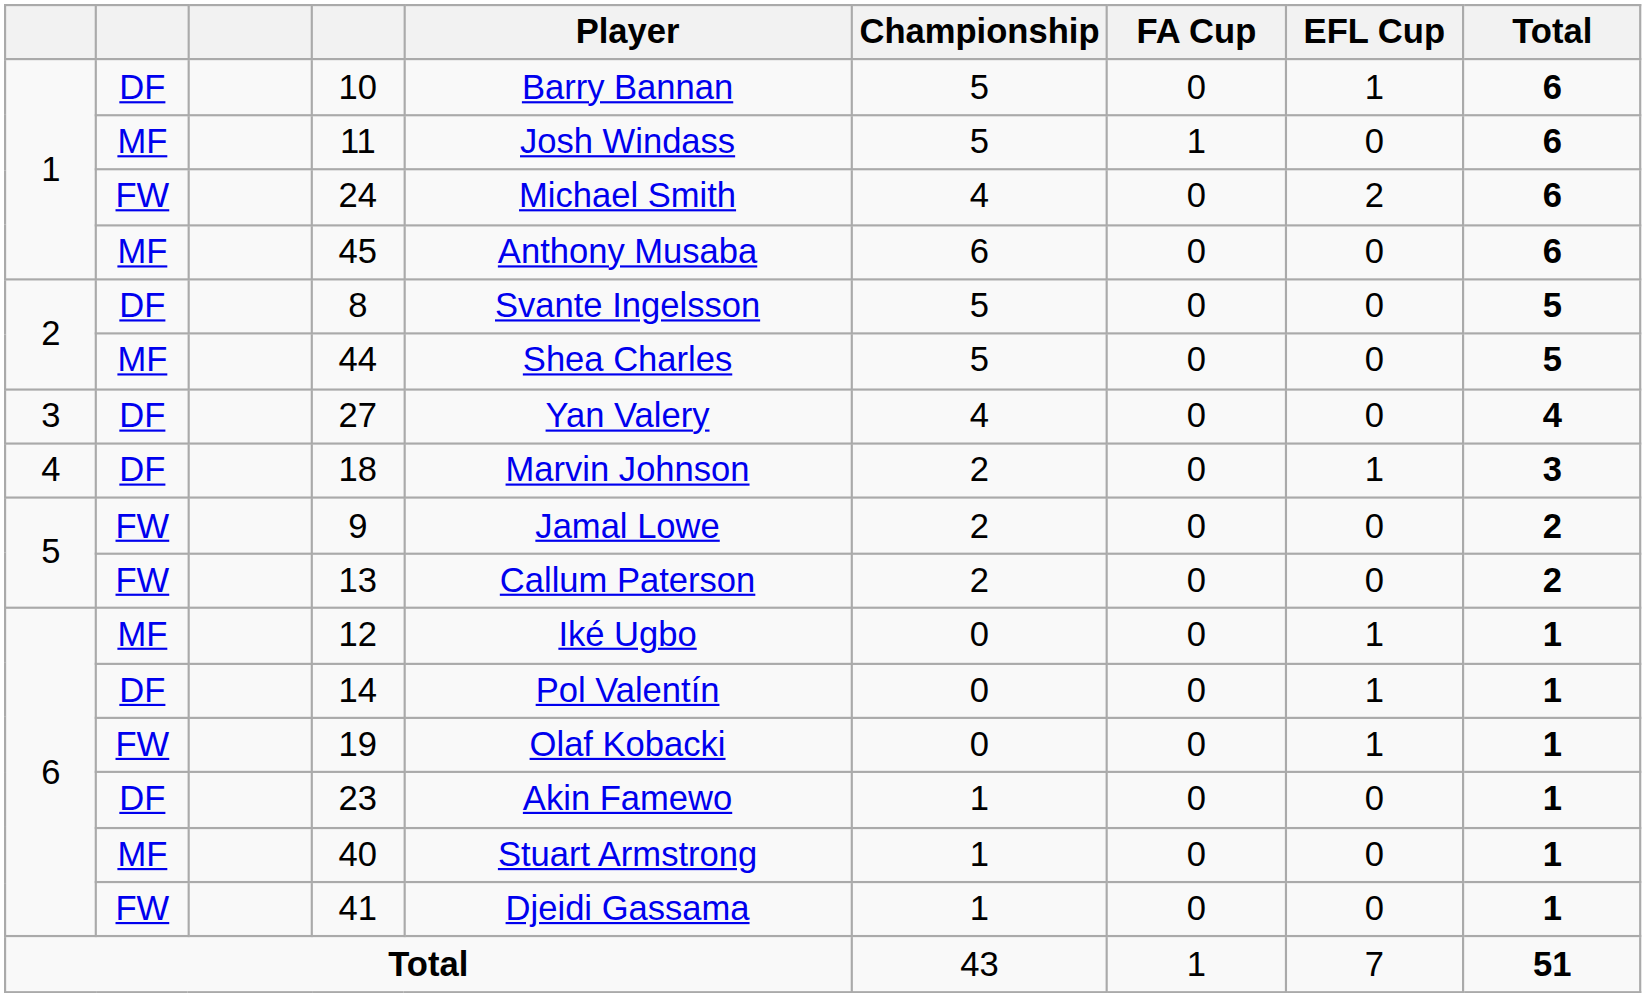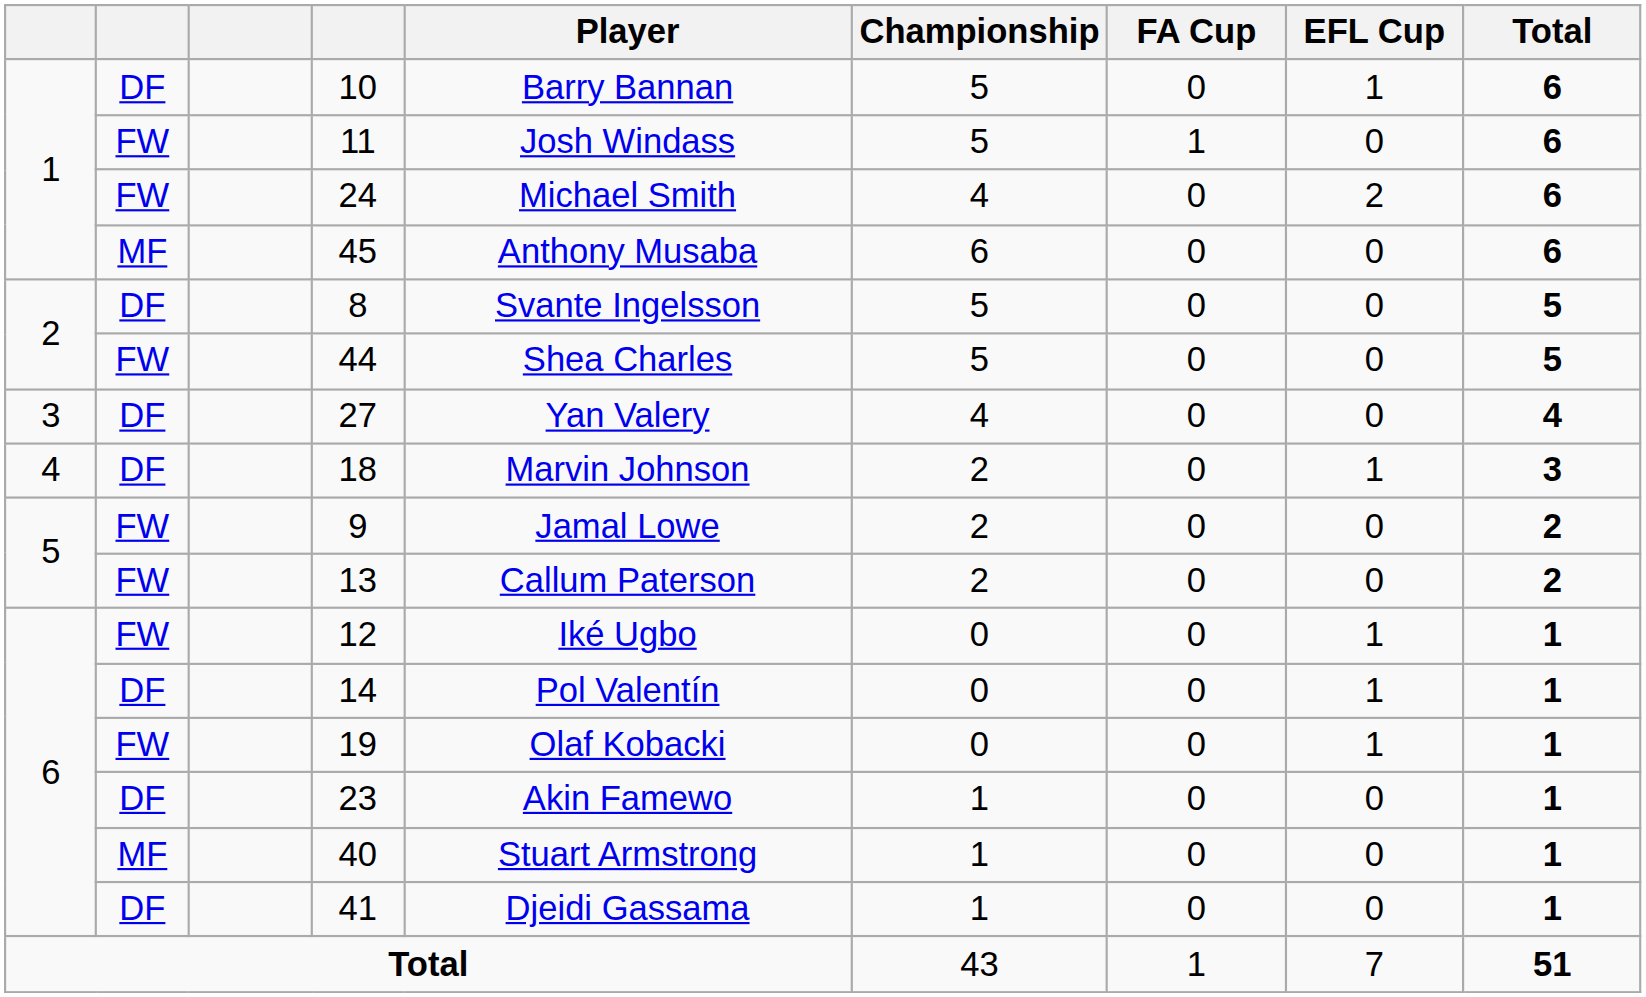(142, 141) MF -> (142, 141) FW
(142, 360) MF -> (142, 360) FW
(142, 634) MF -> (142, 634) FW
(142, 908) FW -> (142, 908) DF
